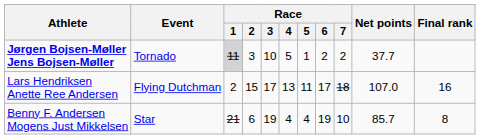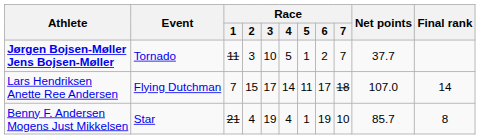(233, 56) lightgrey background -> (233, 56) no background
(343, 56) 2 -> (343, 56) 7
(233, 88) 2 -> (233, 88) 7
(289, 88) 13 -> (289, 88) 14
(445, 88) 16 -> (445, 88) 14
(252, 119) 6 -> (252, 119) 4
(307, 119) 4 -> (307, 119) 1
